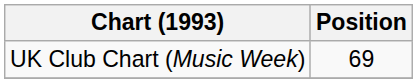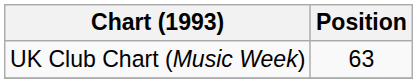(361, 59) 69 -> (361, 59) 63
